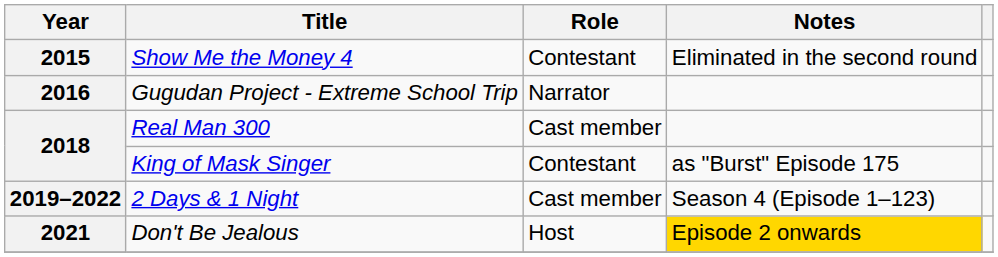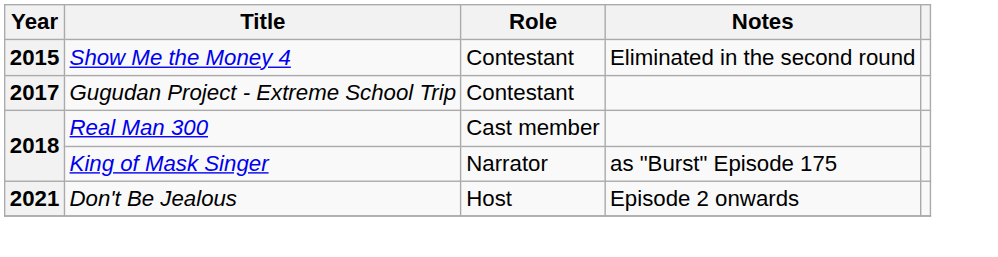(65, 92) 2016 -> (35, 92) 2017
(569, 92) Narrator -> (520, 92) Contestant
(582, 163) Contestant -> (507, 163) Narrator
- row: (215, 198)
(766, 233) gold background -> (705, 198) no background
